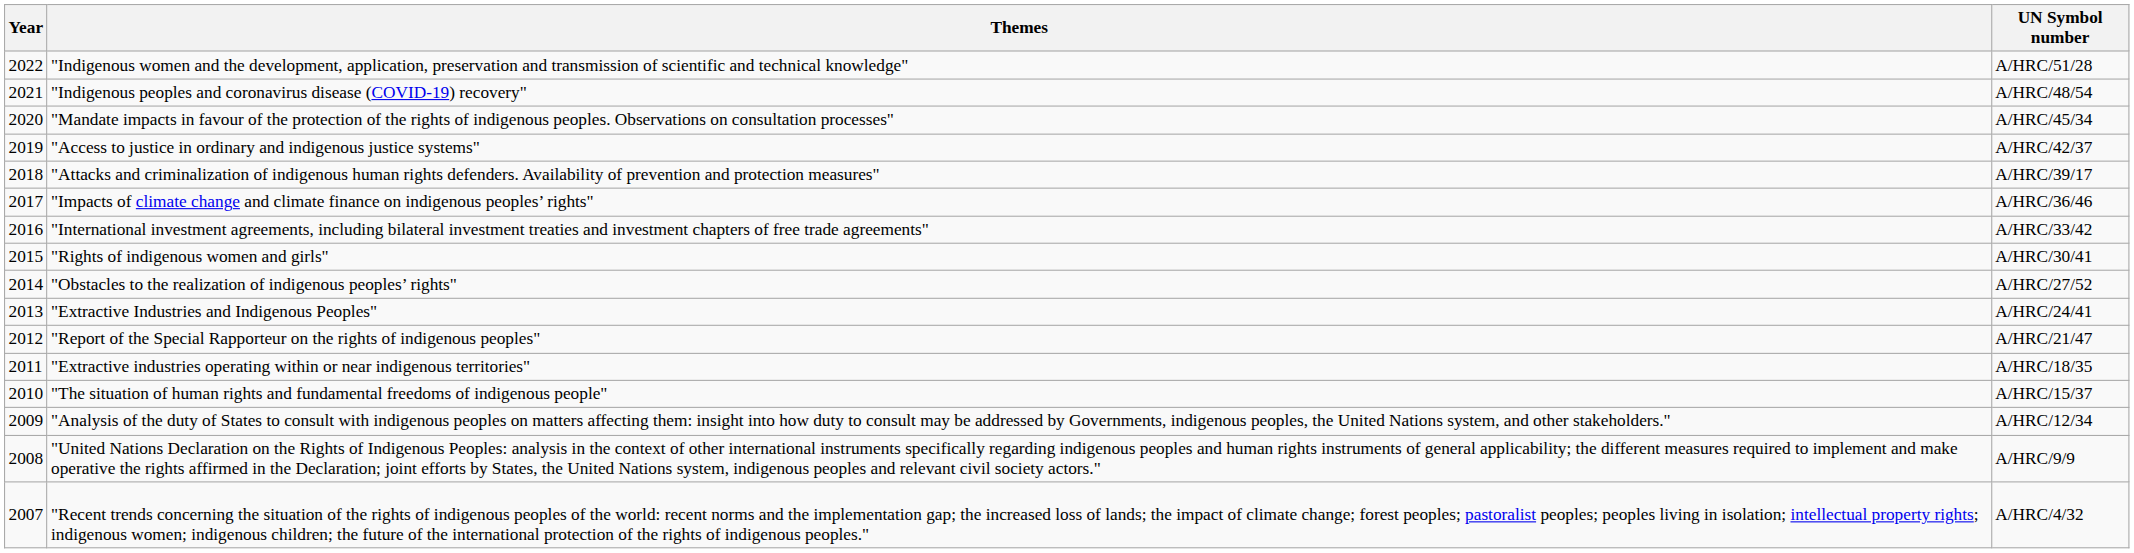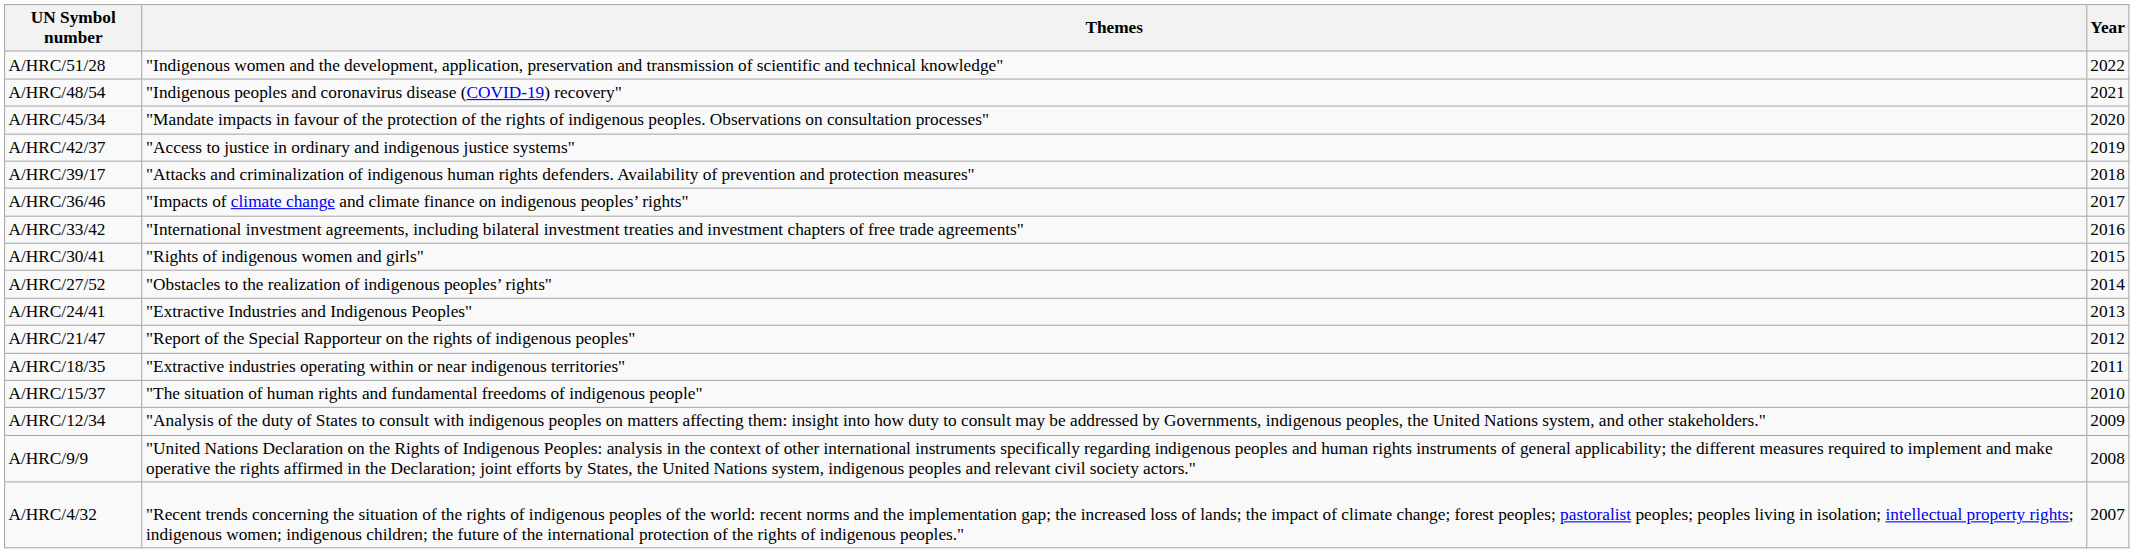columns swapped: (26, 27) <-> (2060, 27)
